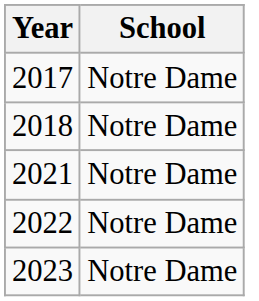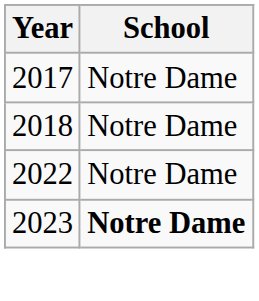- row: (43, 174)
(162, 271) normal -> (166, 222) bold
